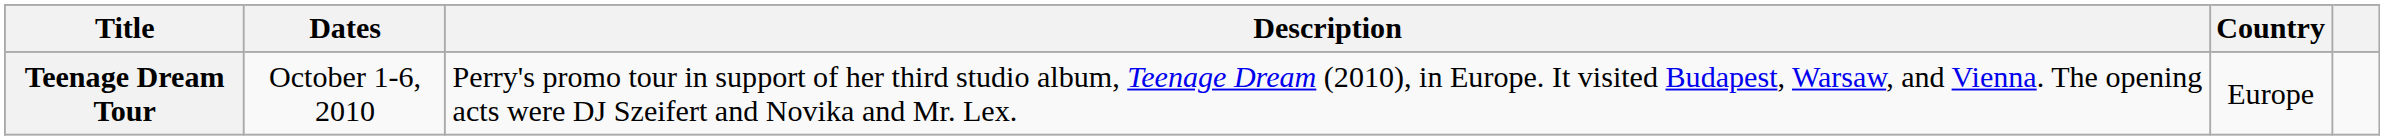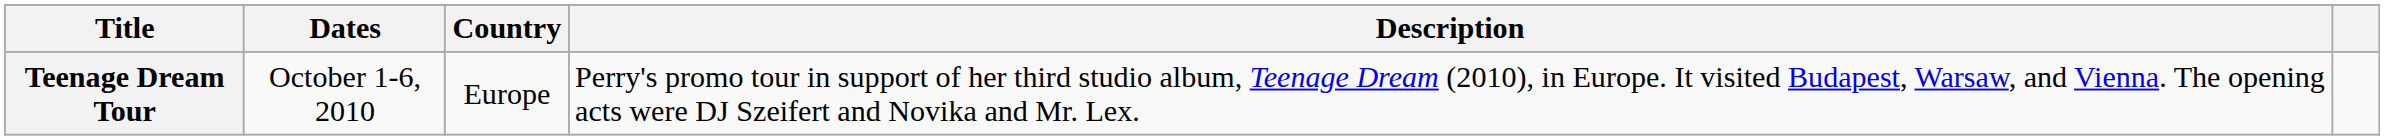columns swapped: (2271, 28) <-> (1328, 28)
